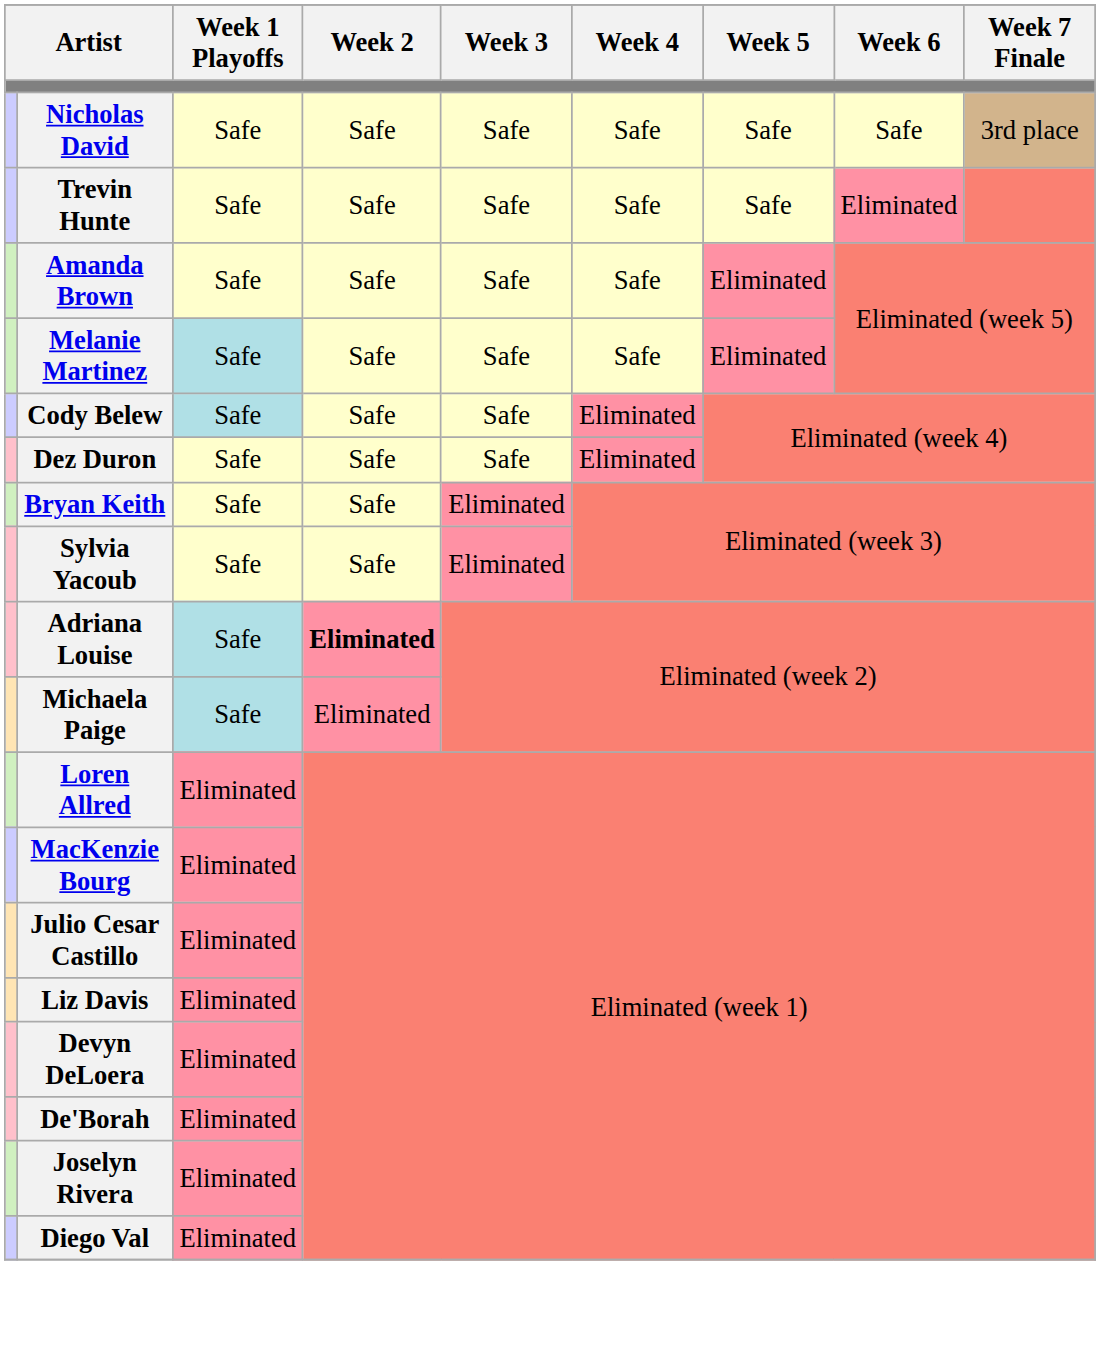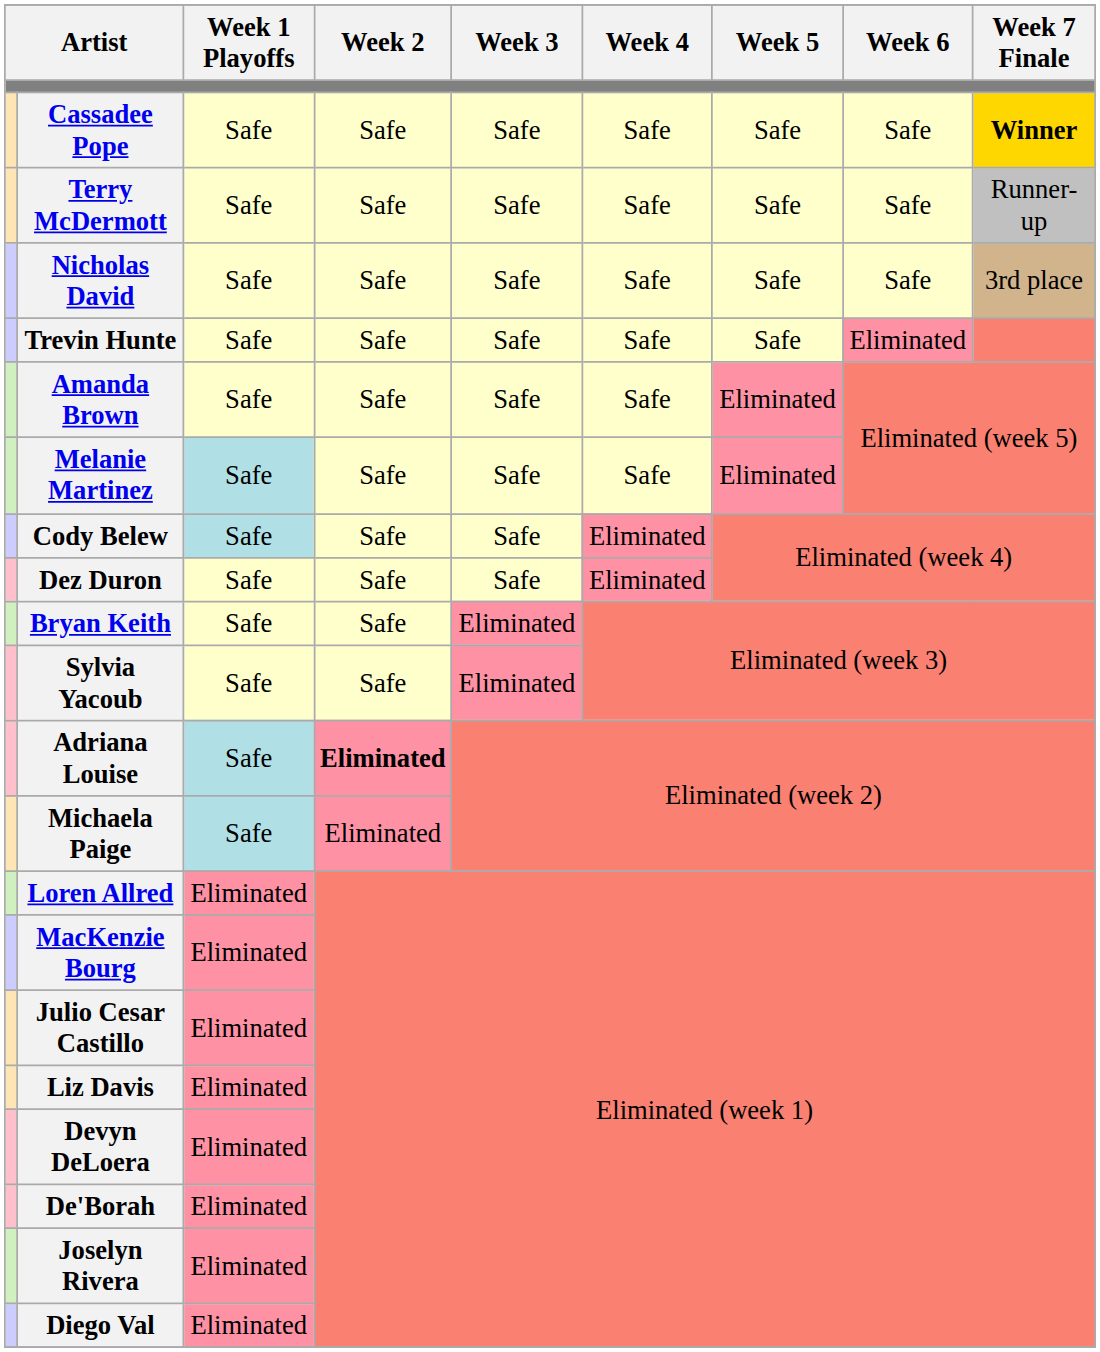+ row: (100, 130)
+ row: (100, 205)
